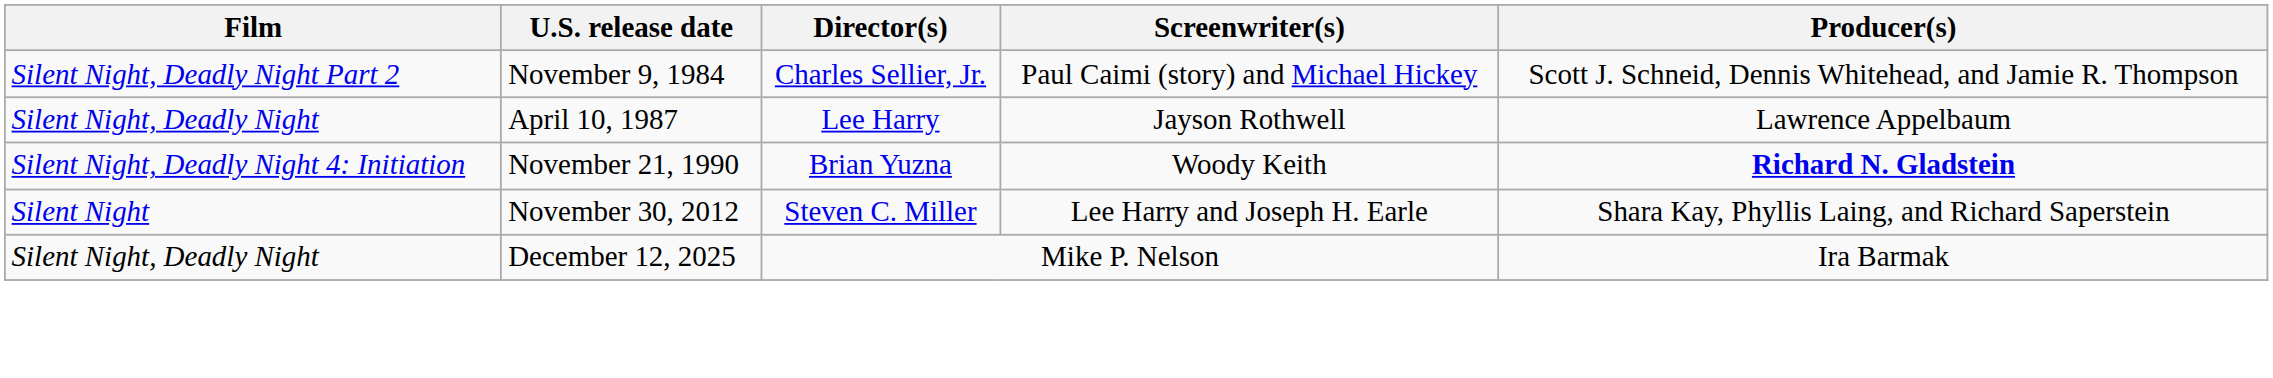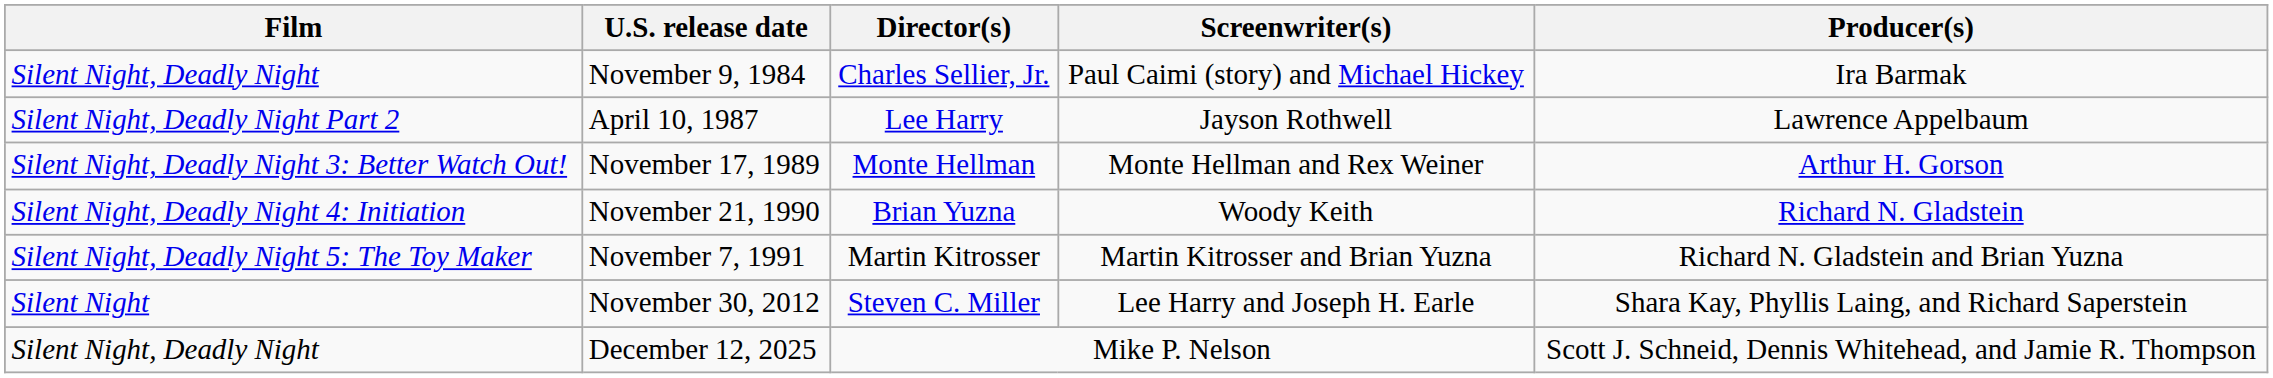(205, 73) Silent Night, Deadly Night Part 2 -> (165, 73) Silent Night, Deadly Night
(1883, 73) Scott J. Schneid, Dennis Whitehead, and Jamie R. Thompson -> (1901, 73) Ira Barmak
(165, 119) Silent Night, Deadly Night -> (205, 119) Silent Night, Deadly Night Part 2
+ row: (704, 165)
(1883, 165) bold -> (1901, 211) normal
+ row: (697, 257)
(1883, 257) Ira Barmak -> (1901, 348) Scott J. Schneid, Dennis Whitehead, and Jamie R. Thompson
